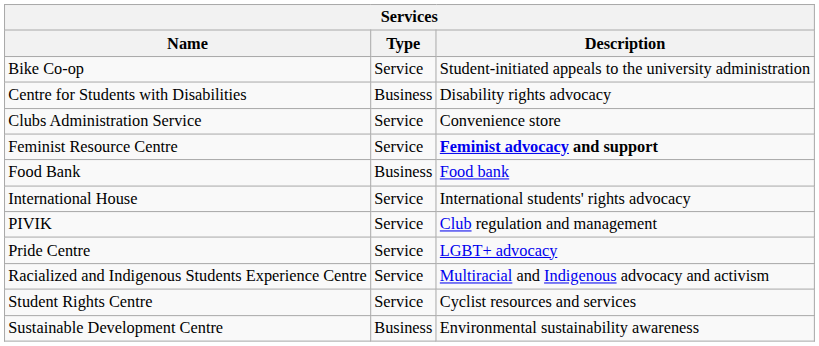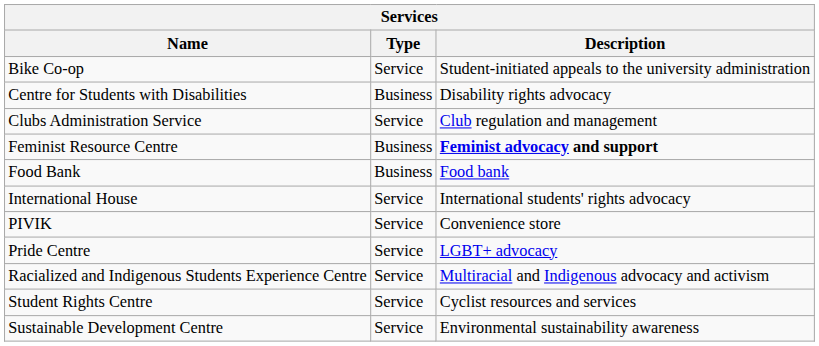(500, 120) Convenience store -> (548, 120) Club regulation and management
(399, 146) Service -> (403, 146) Business
(548, 224) Club regulation and management -> (500, 224) Convenience store
(403, 328) Business -> (399, 328) Service
